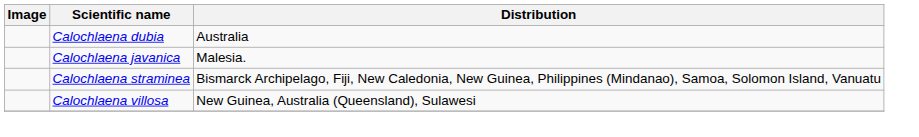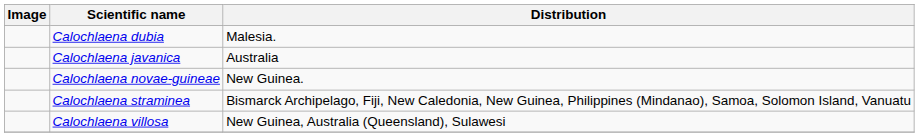(222, 36) Australia -> (251, 36) Malesia.
(221, 57) Malesia. -> (252, 57) Australia
+ row: (136, 79)
